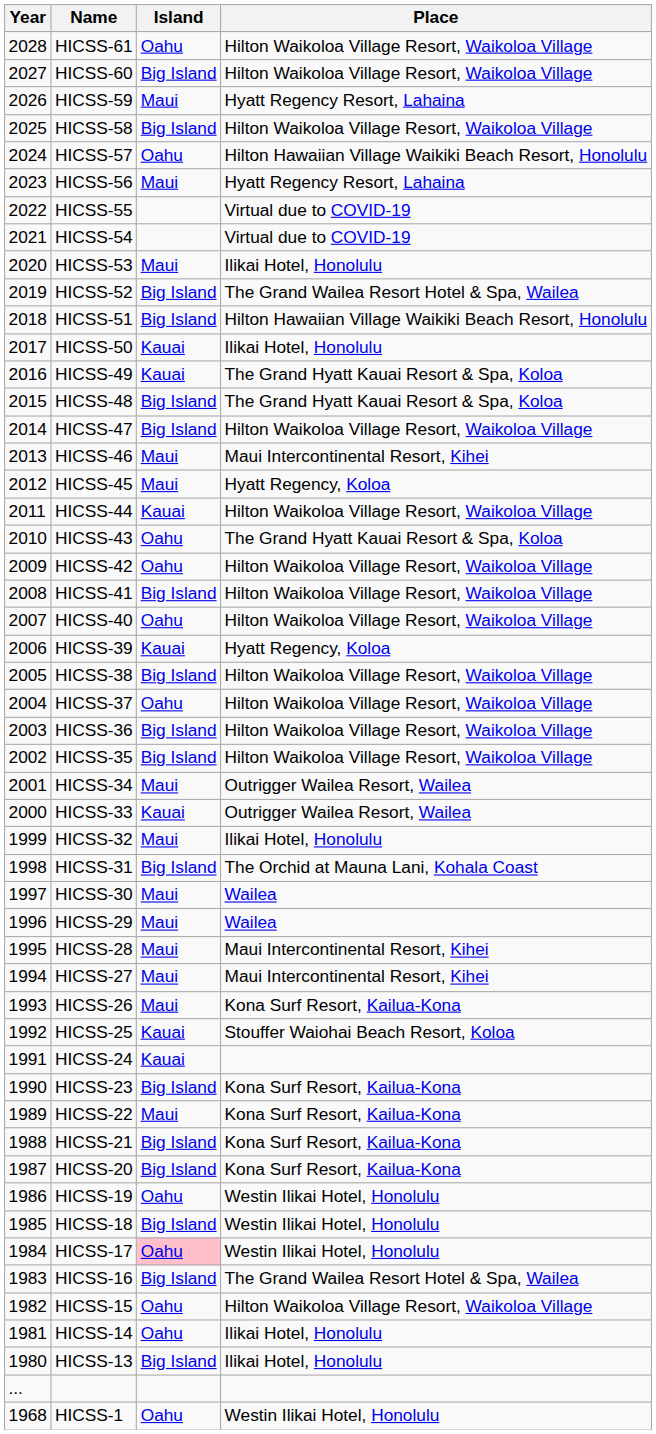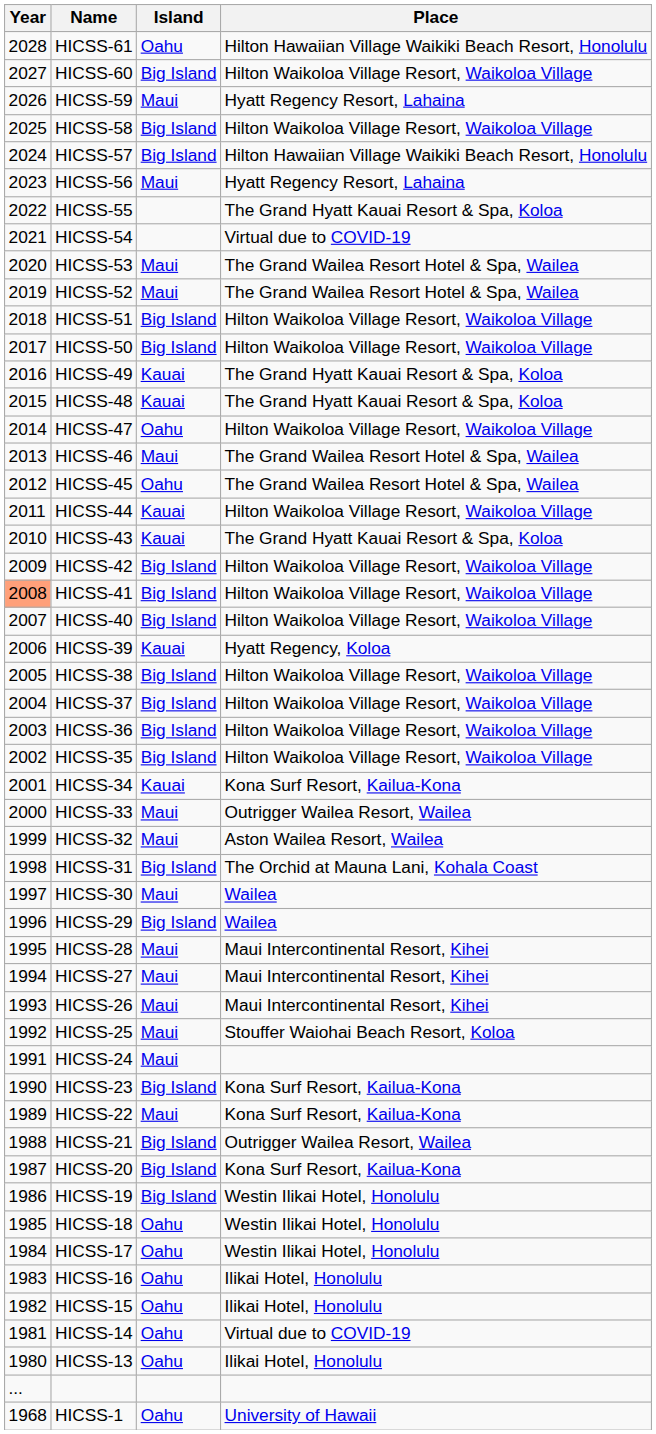(408, 45) Hilton Waikoloa Village Resort, Waikoloa Village -> (436, 45) Hilton Hawaiian Village Waikiki Beach Resort, Honolulu
(162, 155) Oahu -> (179, 155) Big Island
(318, 210) Virtual due to COVID-19 -> (394, 210) The Grand Hyatt Kauai Resort & Spa, Koloa
(303, 264) Ilikai Hotel, Honolulu -> (402, 264) The Grand Wailea Resort Hotel & Spa, Wailea
(179, 292) Big Island -> (159, 292) Maui
(436, 319) Hilton Hawaiian Village Waikiki Beach Resort, Honolulu -> (408, 319) Hilton Waikoloa Village Resort, Waikoloa Village
(163, 347) Kauai -> (179, 347) Big Island
(303, 347) Ilikai Hotel, Honolulu -> (408, 347) Hilton Waikoloa Village Resort, Waikoloa Village
(179, 401) Big Island -> (163, 401) Kauai
(179, 429) Big Island -> (162, 429) Oahu
(357, 456) Maui Intercontinental Resort, Kihei -> (402, 456) The Grand Wailea Resort Hotel & Spa, Wailea
(159, 484) Maui -> (162, 484) Oahu
(307, 484) Hyatt Regency, Koloa -> (402, 484) The Grand Wailea Resort Hotel & Spa, Wailea
(162, 538) Oahu -> (163, 538) Kauai
(162, 566) Oahu -> (179, 566) Big Island
(28, 593) no background -> (28, 593) lightsalmon background
(162, 621) Oahu -> (179, 621) Big Island
(162, 703) Oahu -> (179, 703) Big Island
(159, 785) Maui -> (163, 785) Kauai
(348, 785) Outrigger Wailea Resort, Wailea -> (343, 785) Kona Surf Resort, Kailua-Kona
(163, 812) Kauai -> (159, 812) Maui
(303, 840) Ilikai Hotel, Honolulu -> (334, 840) Aston Wailea Resort, Wailea
(159, 922) Maui -> (179, 922) Big Island
(343, 1004) Kona Surf Resort, Kailua-Kona -> (357, 1004) Maui Intercontinental Resort, Kihei
(163, 1032) Kauai -> (159, 1032) Maui
(163, 1059) Kauai -> (159, 1059) Maui
(343, 1141) Kona Surf Resort, Kailua-Kona -> (348, 1141) Outrigger Wailea Resort, Wailea
(162, 1196) Oahu -> (179, 1196) Big Island
(179, 1224) Big Island -> (162, 1224) Oahu
(162, 1251) pink background -> (162, 1251) no background
(179, 1278) Big Island -> (162, 1278) Oahu
(402, 1278) The Grand Wailea Resort Hotel & Spa, Wailea -> (303, 1278) Ilikai Hotel, Honolulu
(408, 1306) Hilton Waikoloa Village Resort, Waikoloa Village -> (303, 1306) Ilikai Hotel, Honolulu
(303, 1333) Ilikai Hotel, Honolulu -> (318, 1333) Virtual due to COVID-19
(179, 1361) Big Island -> (162, 1361) Oahu
(332, 1415) Westin Ilikai Hotel, Honolulu -> (300, 1415) University of Hawaii
